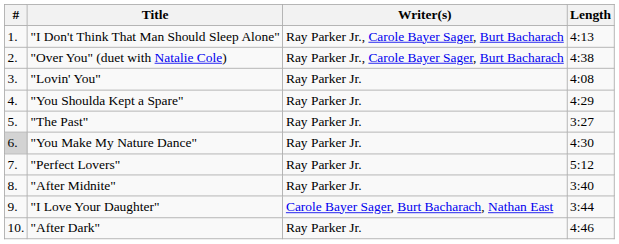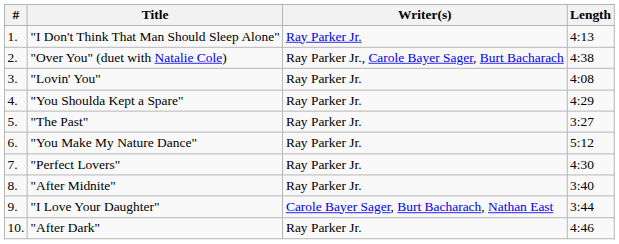(425, 36) Ray Parker Jr., Carole Bayer Sager, Burt Bacharach -> (324, 36) Ray Parker Jr.
(13, 143) lightgrey background -> (13, 143) no background
(582, 143) 4:30 -> (582, 143) 5:12
(582, 164) 5:12 -> (582, 164) 4:30
